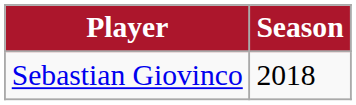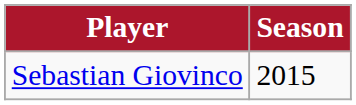(286, 74) 2018 -> (286, 74) 2015
